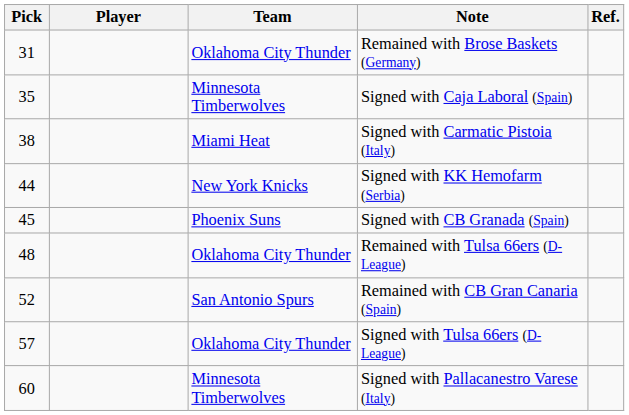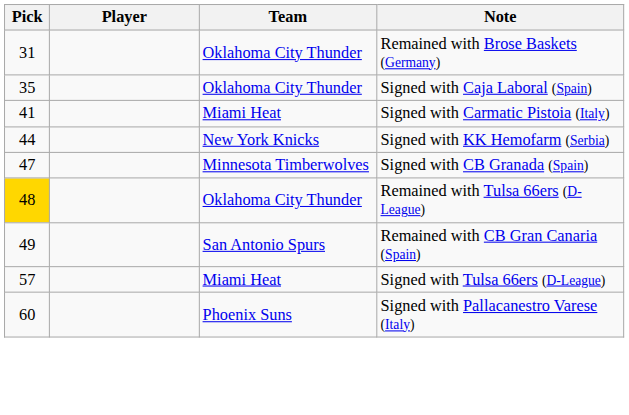- column: (606, 17)
(238, 96) Minnesota Timberwolves -> (282, 87) Oklahoma City Thunder
(27, 140) 38 -> (27, 113) 41
(27, 220) 45 -> (27, 165) 47
(236, 220) Phoenix Suns -> (286, 165) Minnesota Timberwolves
(27, 255) no background -> (27, 200) gold background
(27, 299) 52 -> (27, 244) 49
(271, 343) Oklahoma City Thunder -> (242, 279) Miami Heat
(238, 388) Minnesota Timberwolves -> (247, 314) Phoenix Suns
